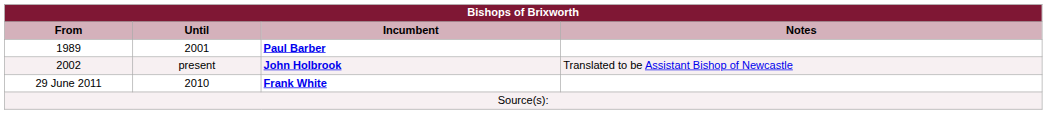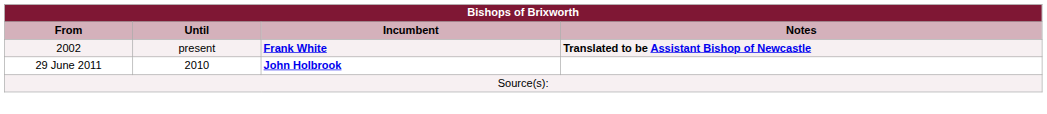- row: (69, 48)
(303, 65) John Holbrook -> (295, 48) Frank White
(678, 65) normal -> (687, 48) bold
(295, 83) Frank White -> (303, 65) John Holbrook
